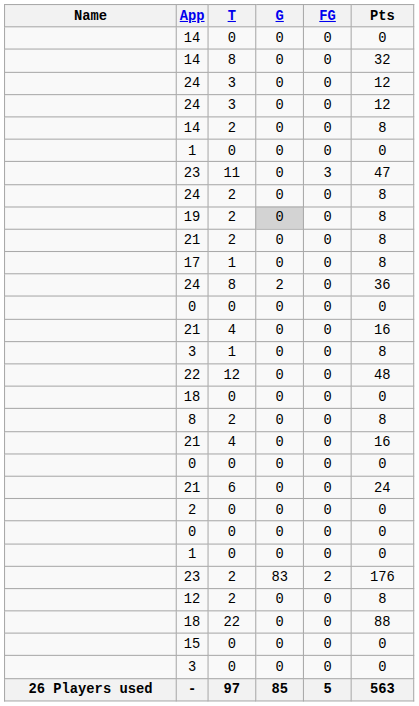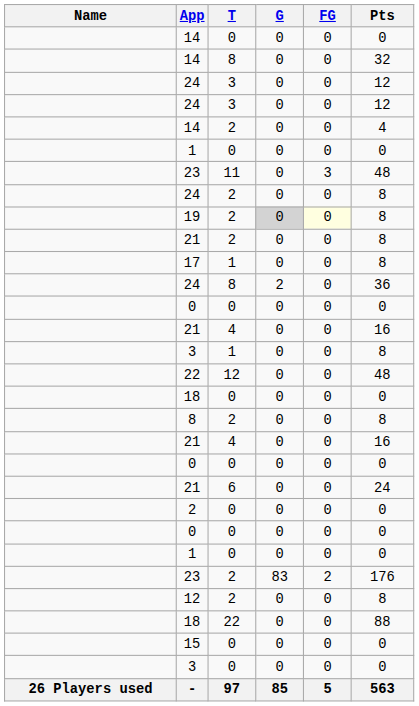(382, 128) 8 -> (382, 128) 4
(382, 173) 47 -> (382, 173) 48
(328, 218) no background -> (328, 218) lightyellow background
